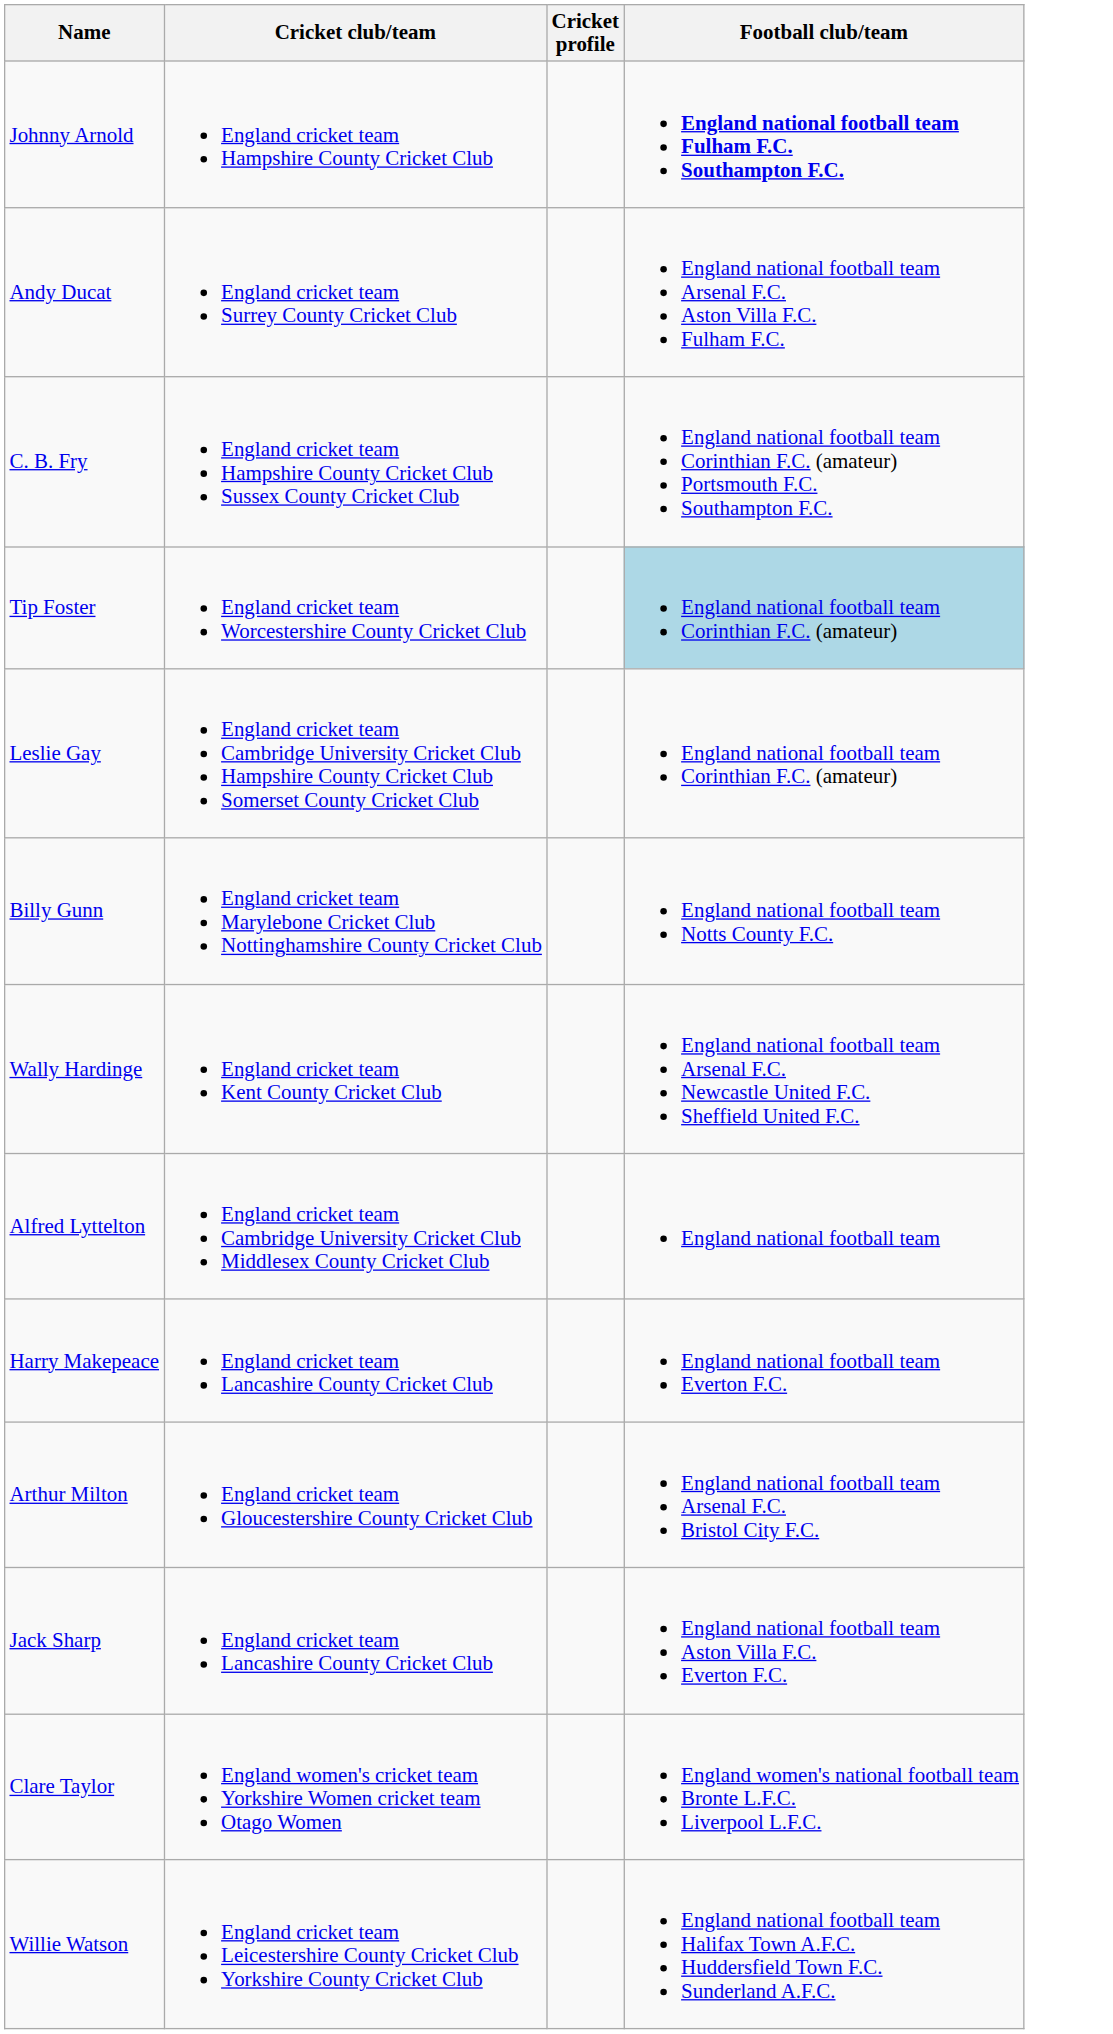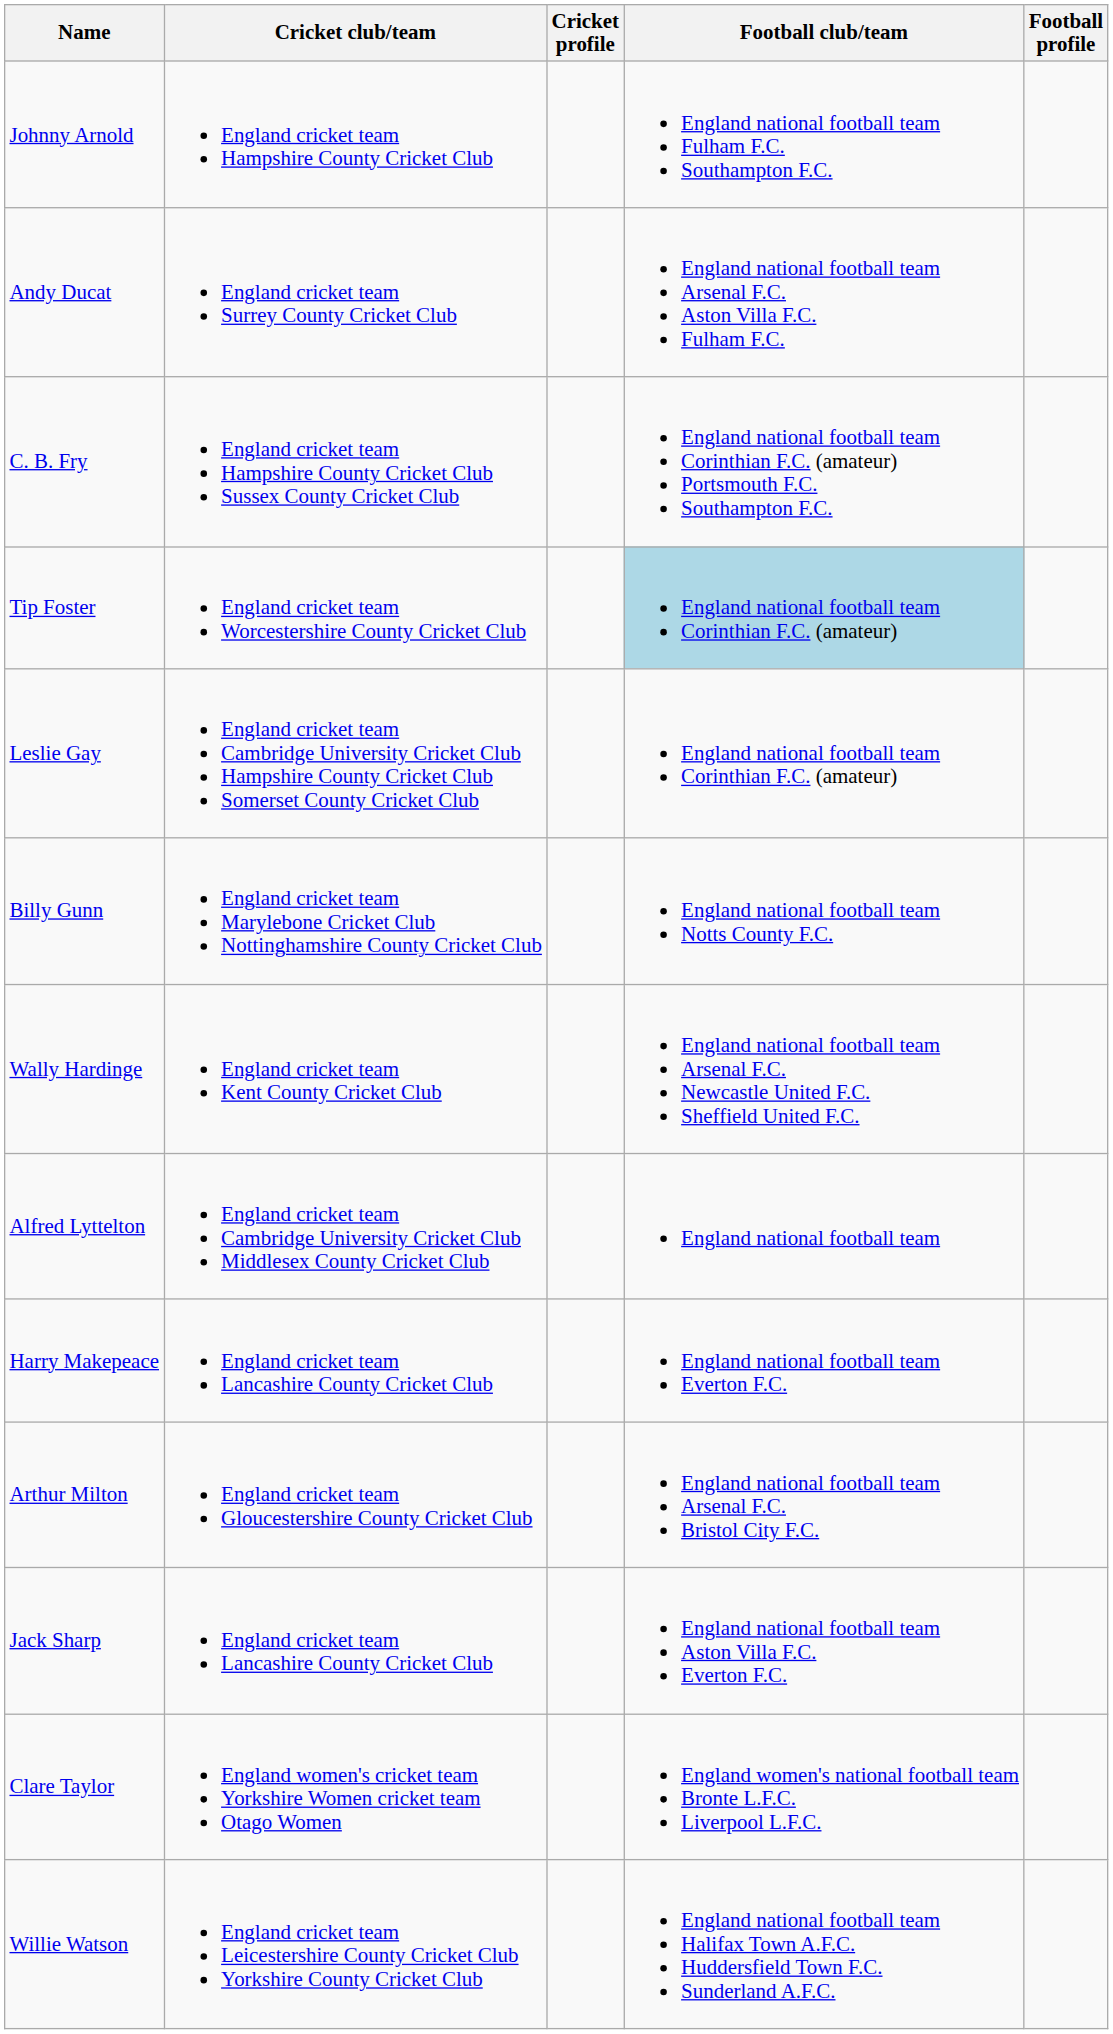+ column: (1066, 32)
(824, 146) bold -> (824, 146) normal
